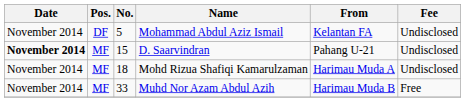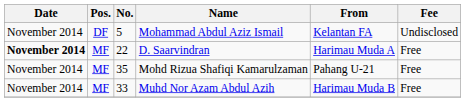(122, 50) 15 -> (122, 50) 22
(344, 50) Pahang U-21 -> (354, 50) Harimau Muda A
(429, 50) Undisclosed -> (411, 50) Free
(122, 69) 18 -> (122, 69) 35
(354, 69) Harimau Muda A -> (344, 69) Pahang U-21
(429, 69) Undisclosed -> (411, 69) Free
